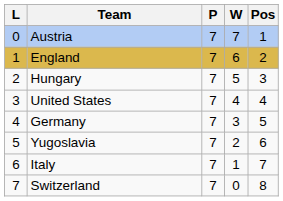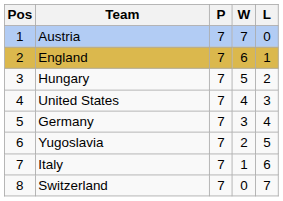columns swapped: (263, 15) <-> (16, 15)
